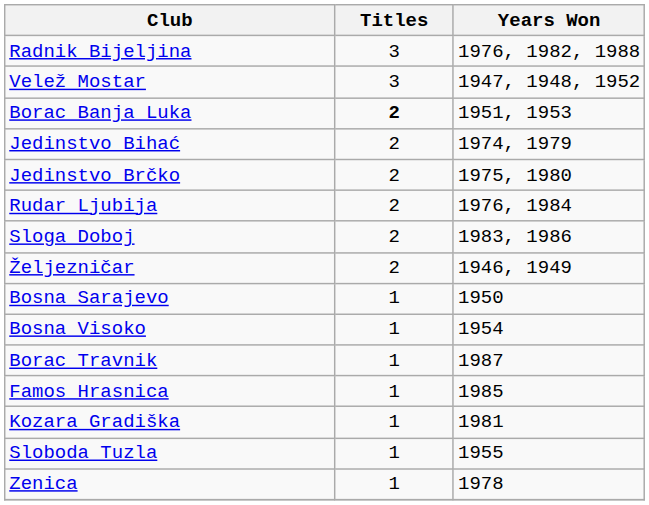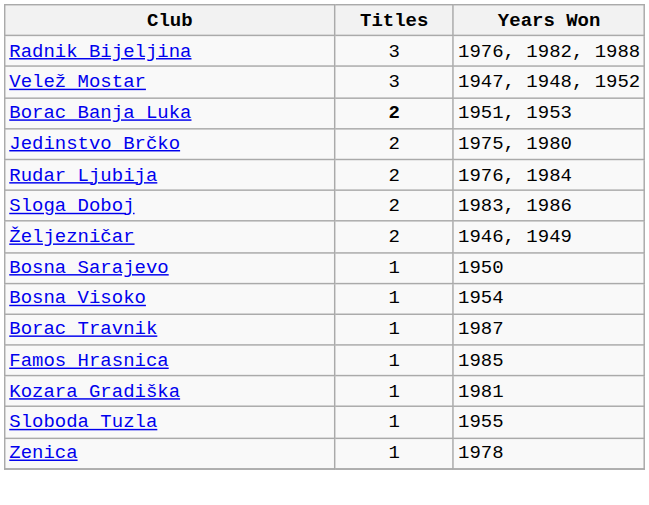- row: (95, 144)
